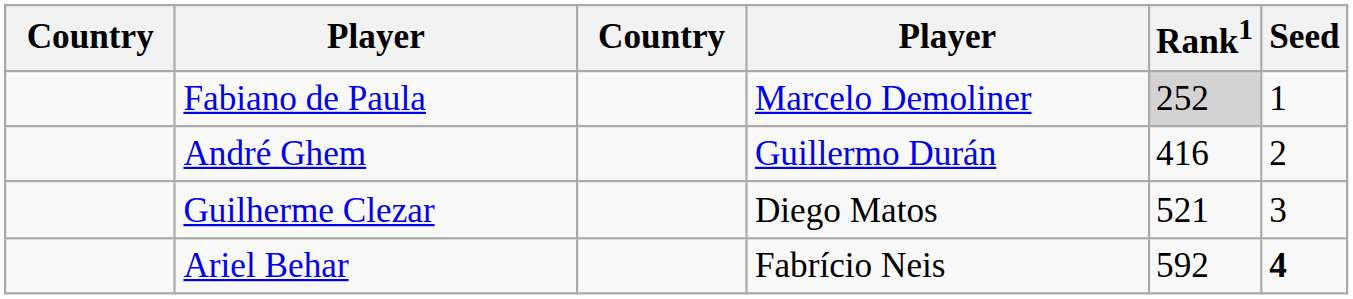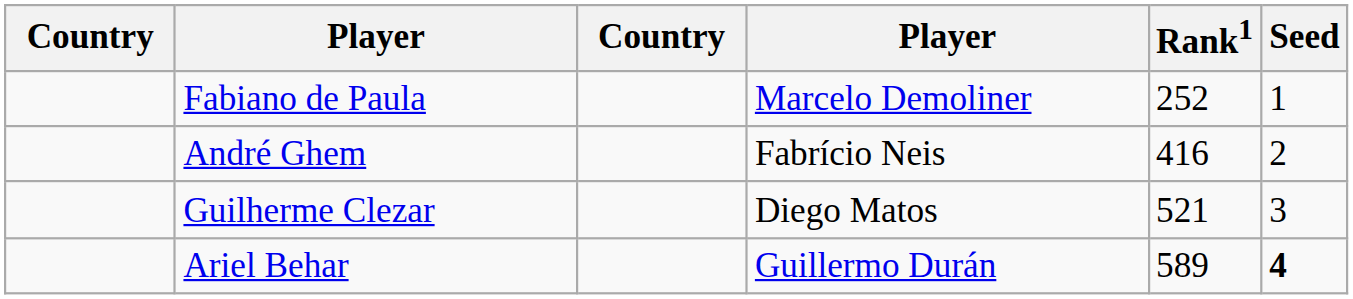(1183, 97) lightgrey background -> (1183, 97) no background
(876, 153) Guillermo Durán -> (850, 153) Fabrício Neis
(850, 265) Fabrício Neis -> (876, 265) Guillermo Durán
(1183, 265) 592 -> (1183, 265) 589
